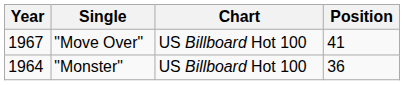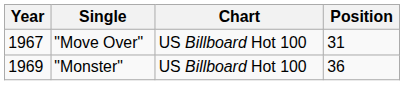(336, 42) 41 -> (336, 42) 31
(26, 67) 1964 -> (26, 67) 1969
